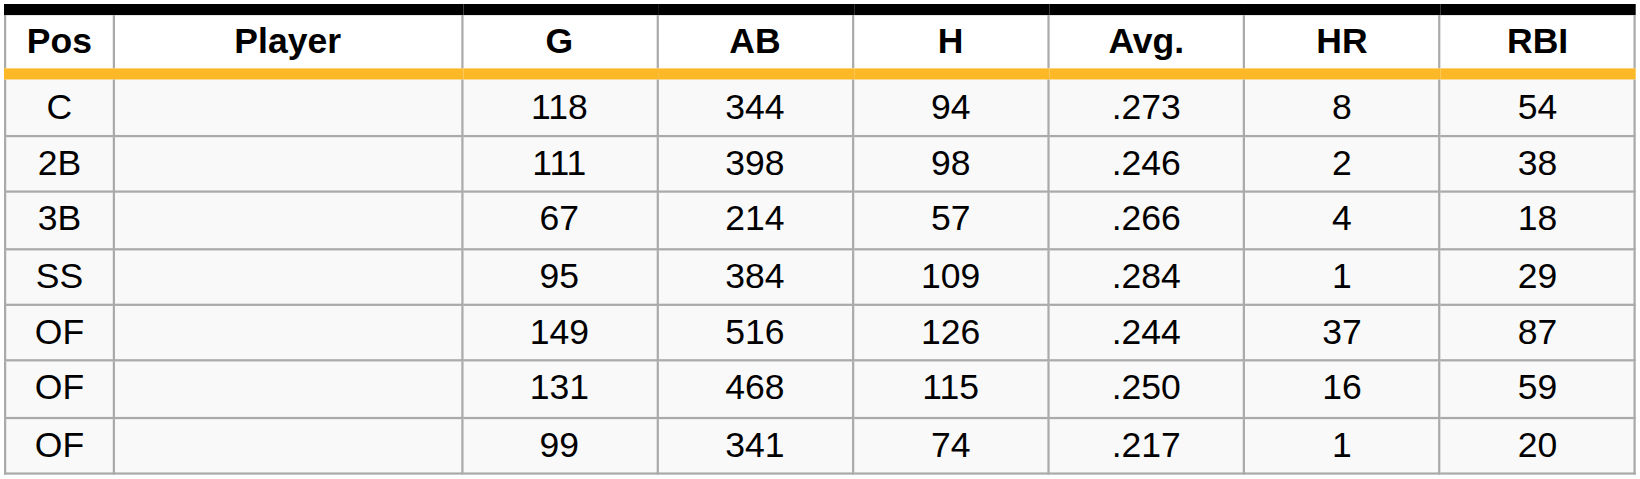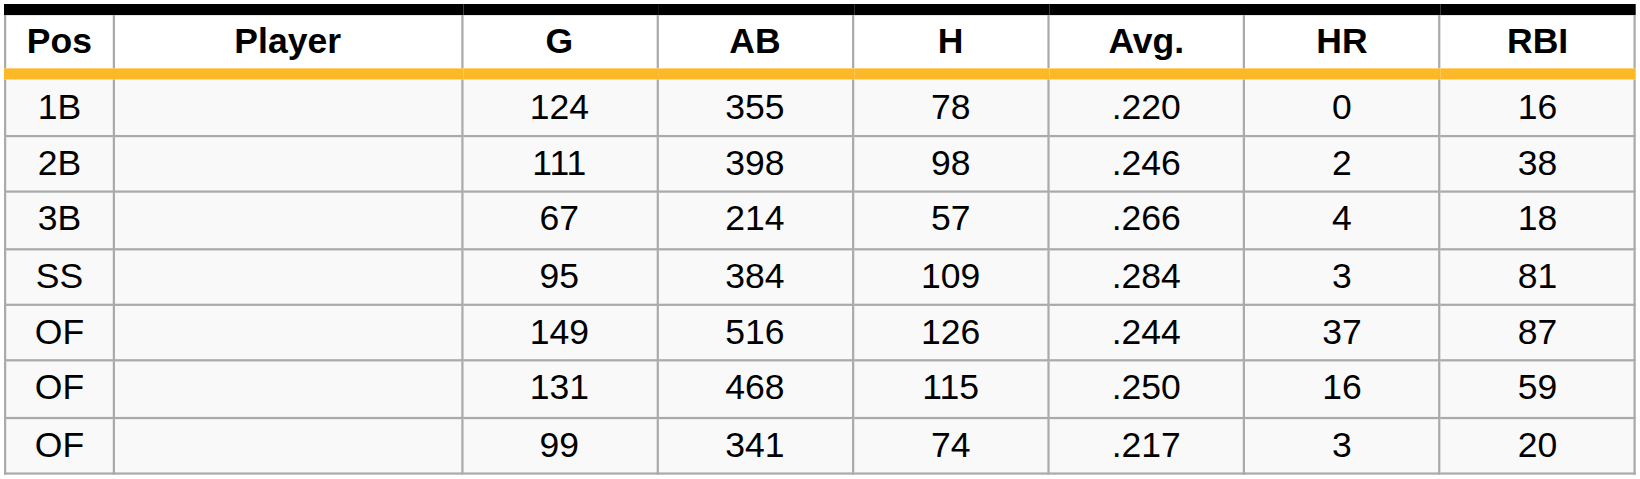- row: (559, 106)
+ row: (559, 106)
(1342, 275) 1 -> (1342, 275) 3
(1538, 275) 29 -> (1538, 275) 81
(1342, 444) 1 -> (1342, 444) 3
